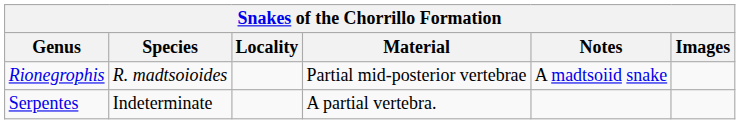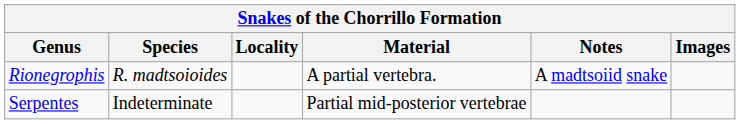(417, 75) Partial mid-posterior vertebrae -> (372, 75) A partial vertebra.
(372, 103) A partial vertebra. -> (417, 103) Partial mid-posterior vertebrae
